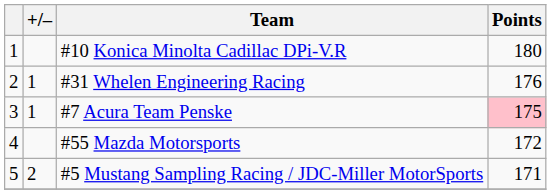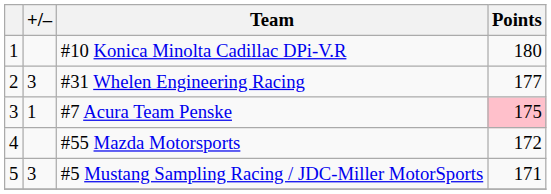(32, 81) 1 -> (32, 81) 3
(528, 81) 176 -> (528, 81) 177
(32, 174) 2 -> (32, 174) 3
